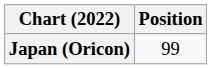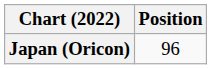(171, 48) 99 -> (171, 48) 96
